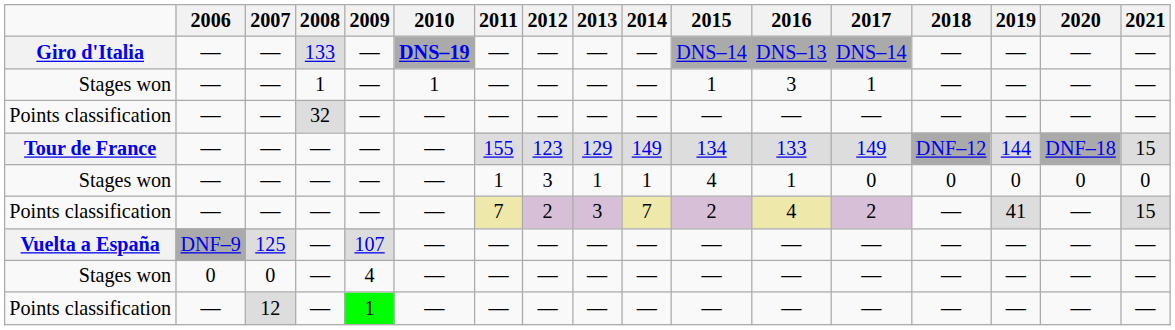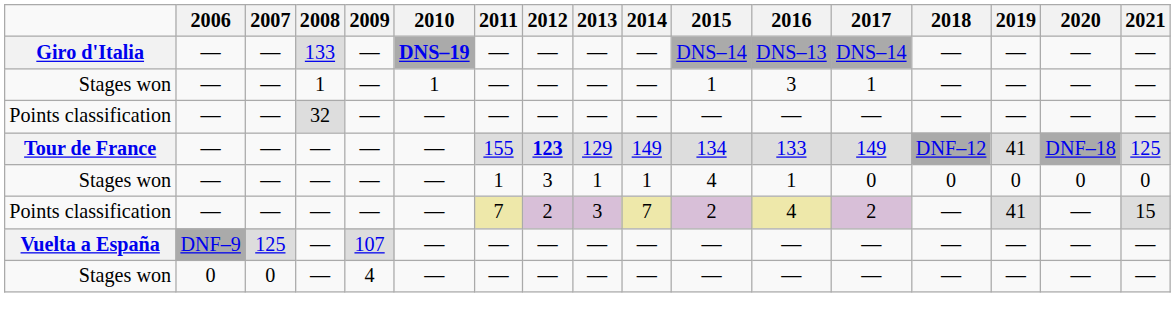(548, 148) normal -> (548, 148) bold
(1016, 148) 144 -> (1016, 148) 41
(1145, 148) 15 -> (1145, 148) 125
- row: (90, 308)
